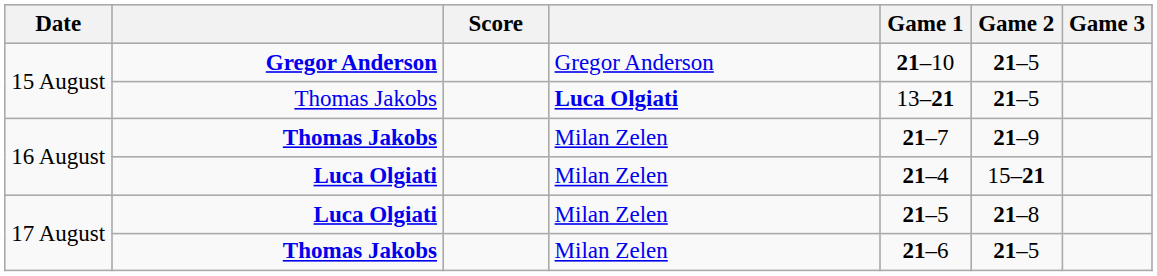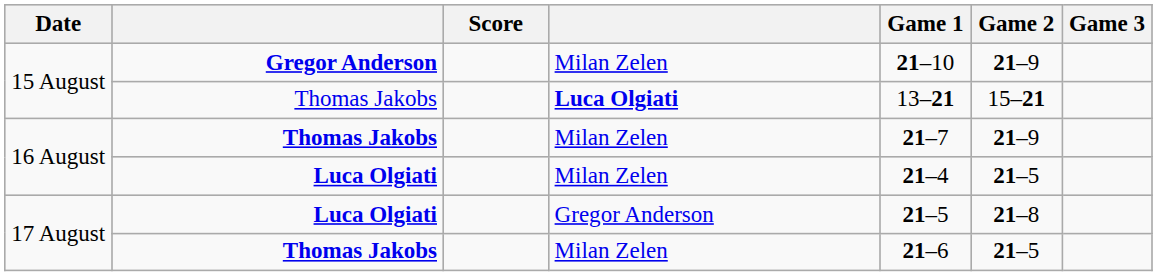(634, 61) Gregor Anderson -> (611, 61) Milan Zelen
(1016, 61) 21–5 -> (1016, 61) 21–9
(1016, 99) 21–5 -> (1016, 99) 15–21
(1016, 175) 15–21 -> (1016, 175) 21–5
(611, 213) Milan Zelen -> (634, 213) Gregor Anderson
